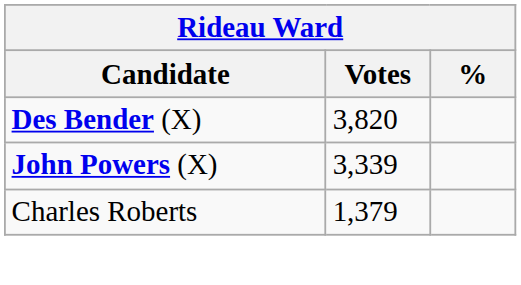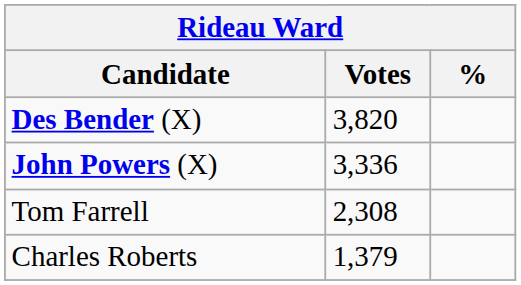(365, 165) 3,339 -> (365, 165) 3,336
+ row: (80, 211)
